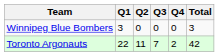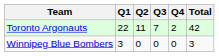rows swapped: (60, 28) <-> (47, 43)
